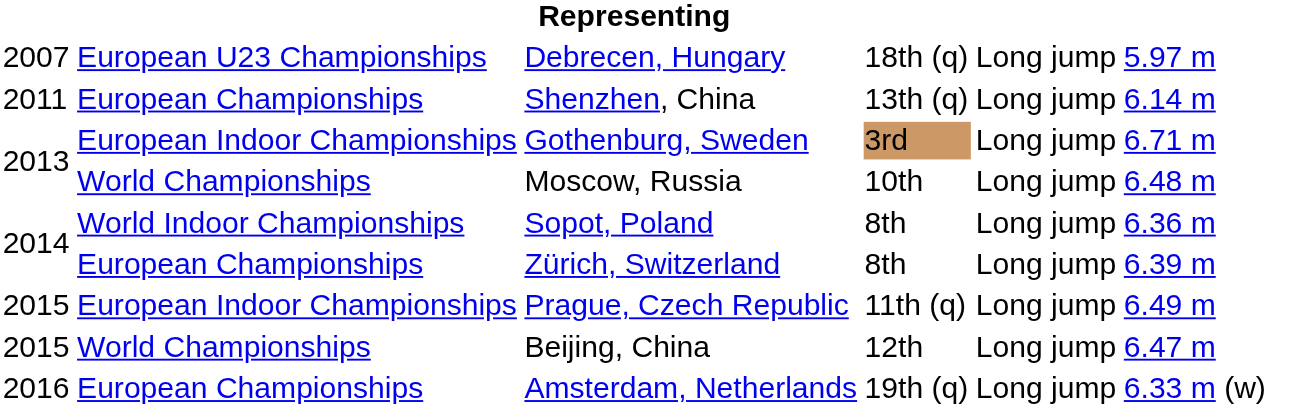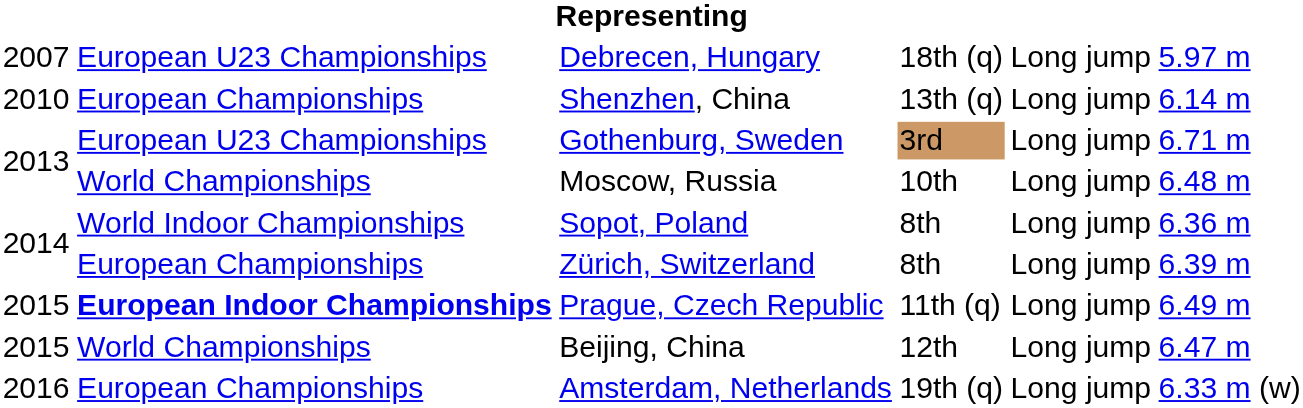(35, 98) 2011 -> (36, 98) 2010
(297, 140) European Indoor Championships -> (282, 140) European U23 Championships
(297, 305) normal -> (314, 305) bold
